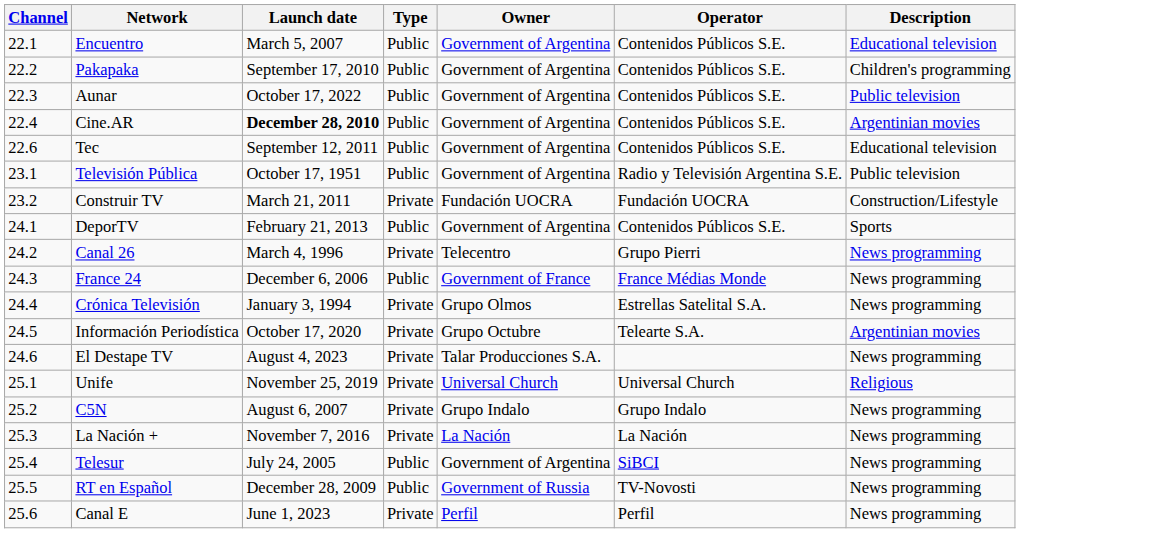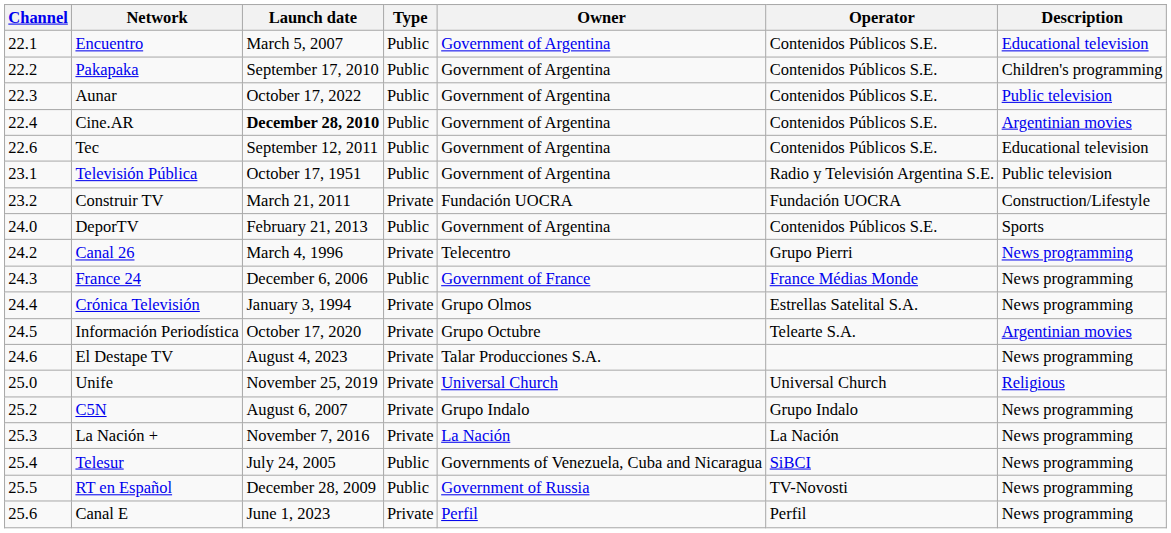(23, 226) 24.1 -> (23, 226) 24.0
(23, 383) 25.1 -> (23, 383) 25.0
(526, 461) Government of Argentina -> (602, 461) Governments of Venezuela, Cuba and Nicaragua
